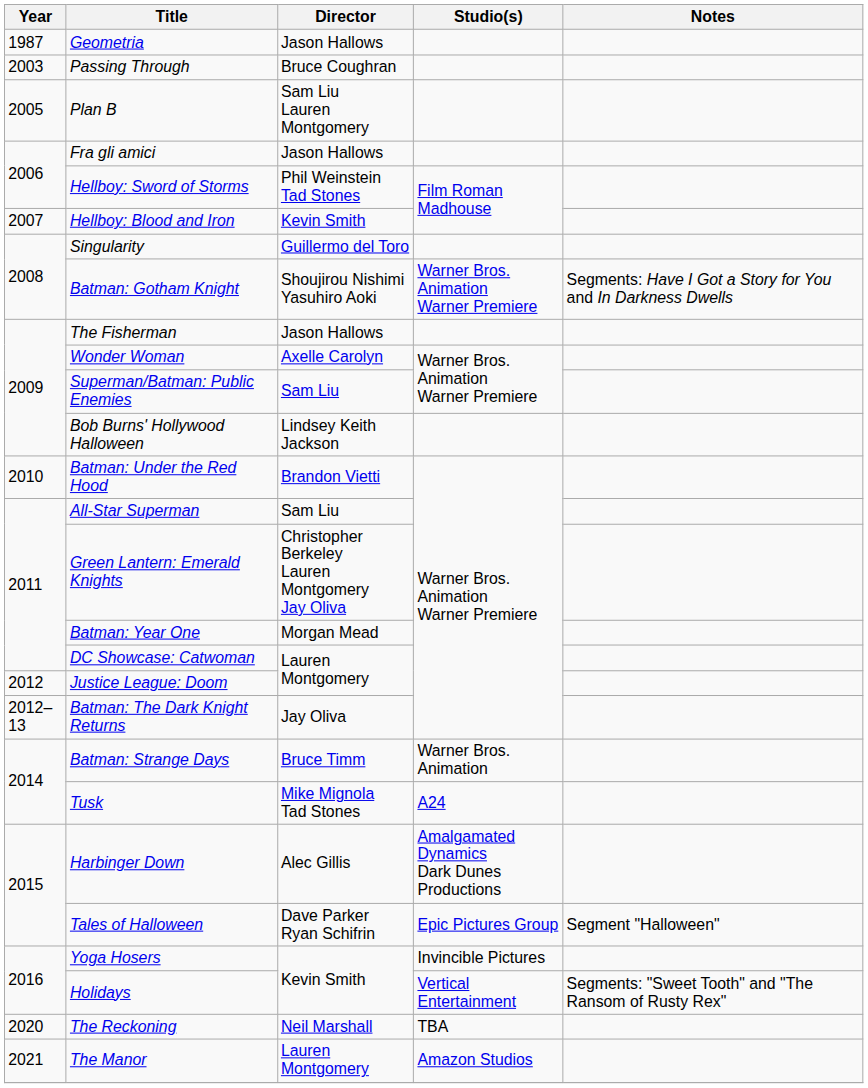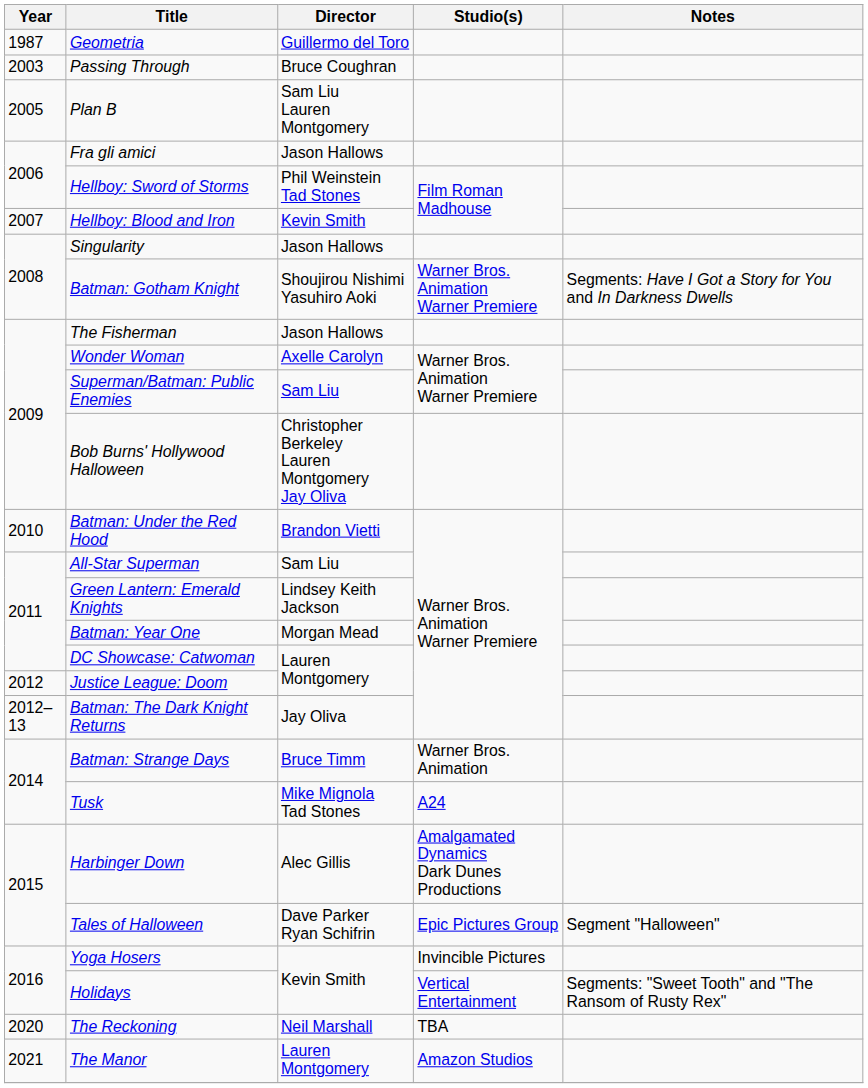(332, 42) Jason Hallows -> (345, 42) Guillermo del Toro
(345, 246) Guillermo del Toro -> (332, 246) Jason Hallows
(328, 434) Lindsey Keith Jackson -> (325, 461) Christopher Berkeley Lauren Montgomery Jay Oliva
(325, 572) Christopher Berkeley Lauren Montgomery Jay Oliva -> (328, 598) Lindsey Keith Jackson
